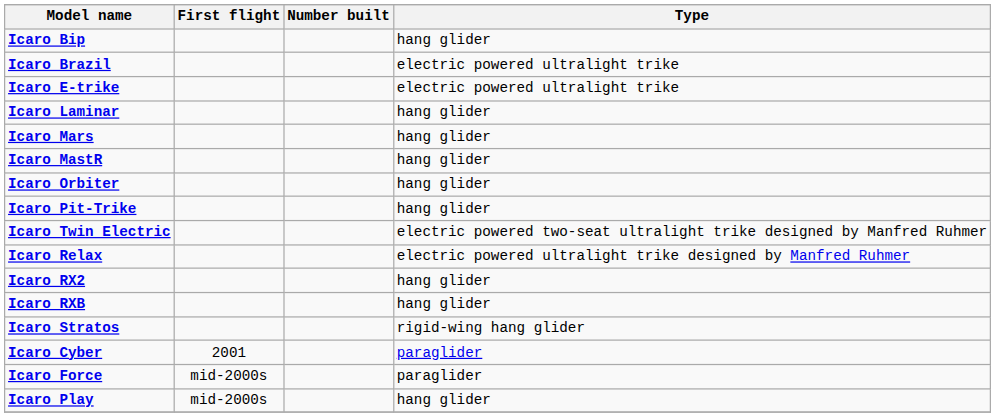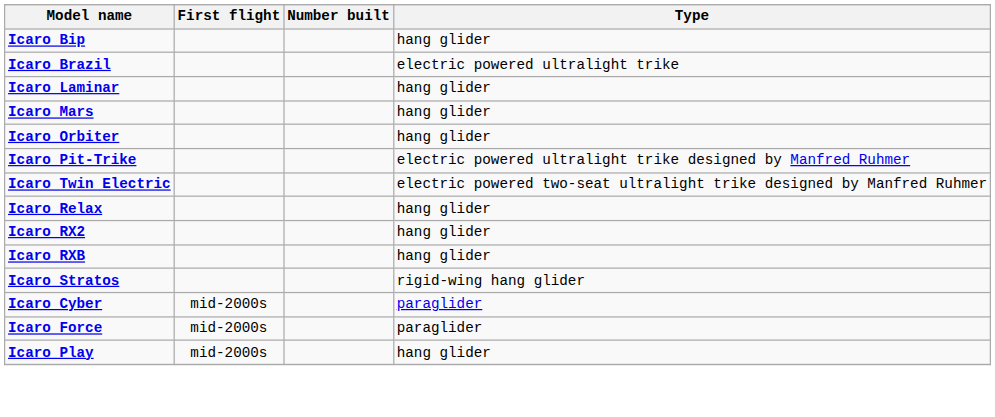- row: (64, 88)
- row: (55, 160)
(444, 208) hang glider -> (653, 160) electric powered ultralight trike designed by Manfred Ruhmer
(653, 256) electric powered ultralight trike designed by Manfred Ruhmer -> (444, 208) hang glider
(229, 352) 2001 -> (229, 304) mid-2000s
